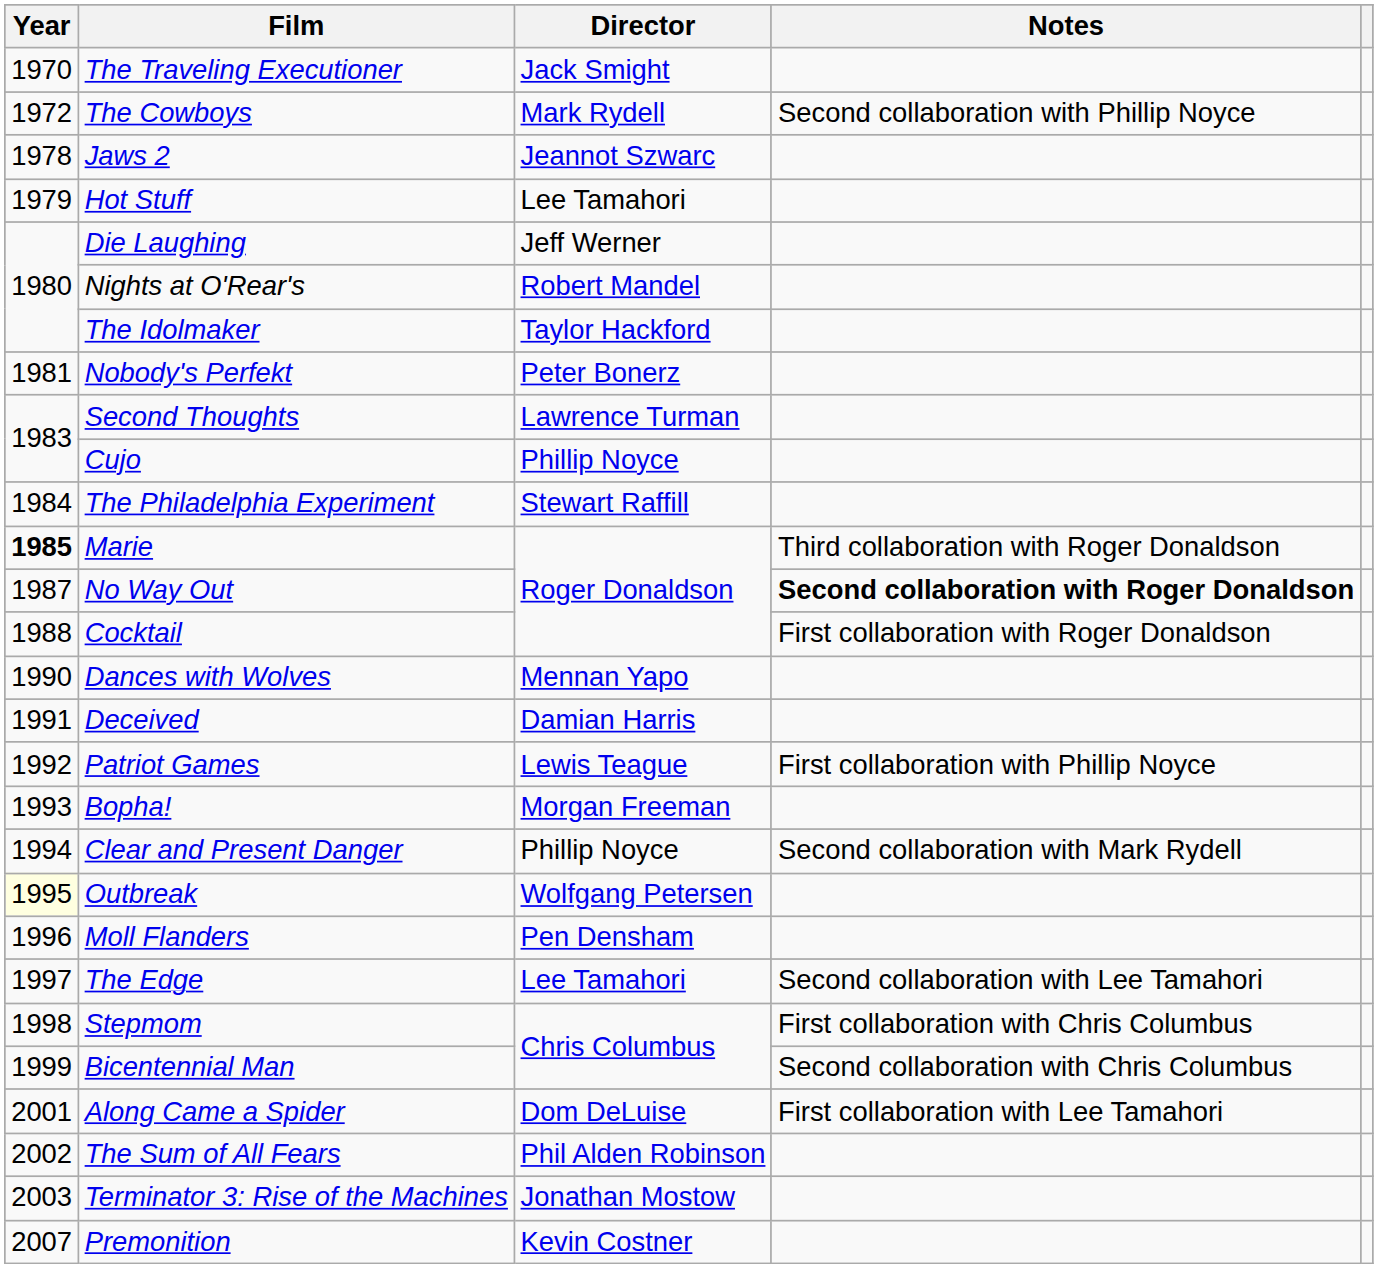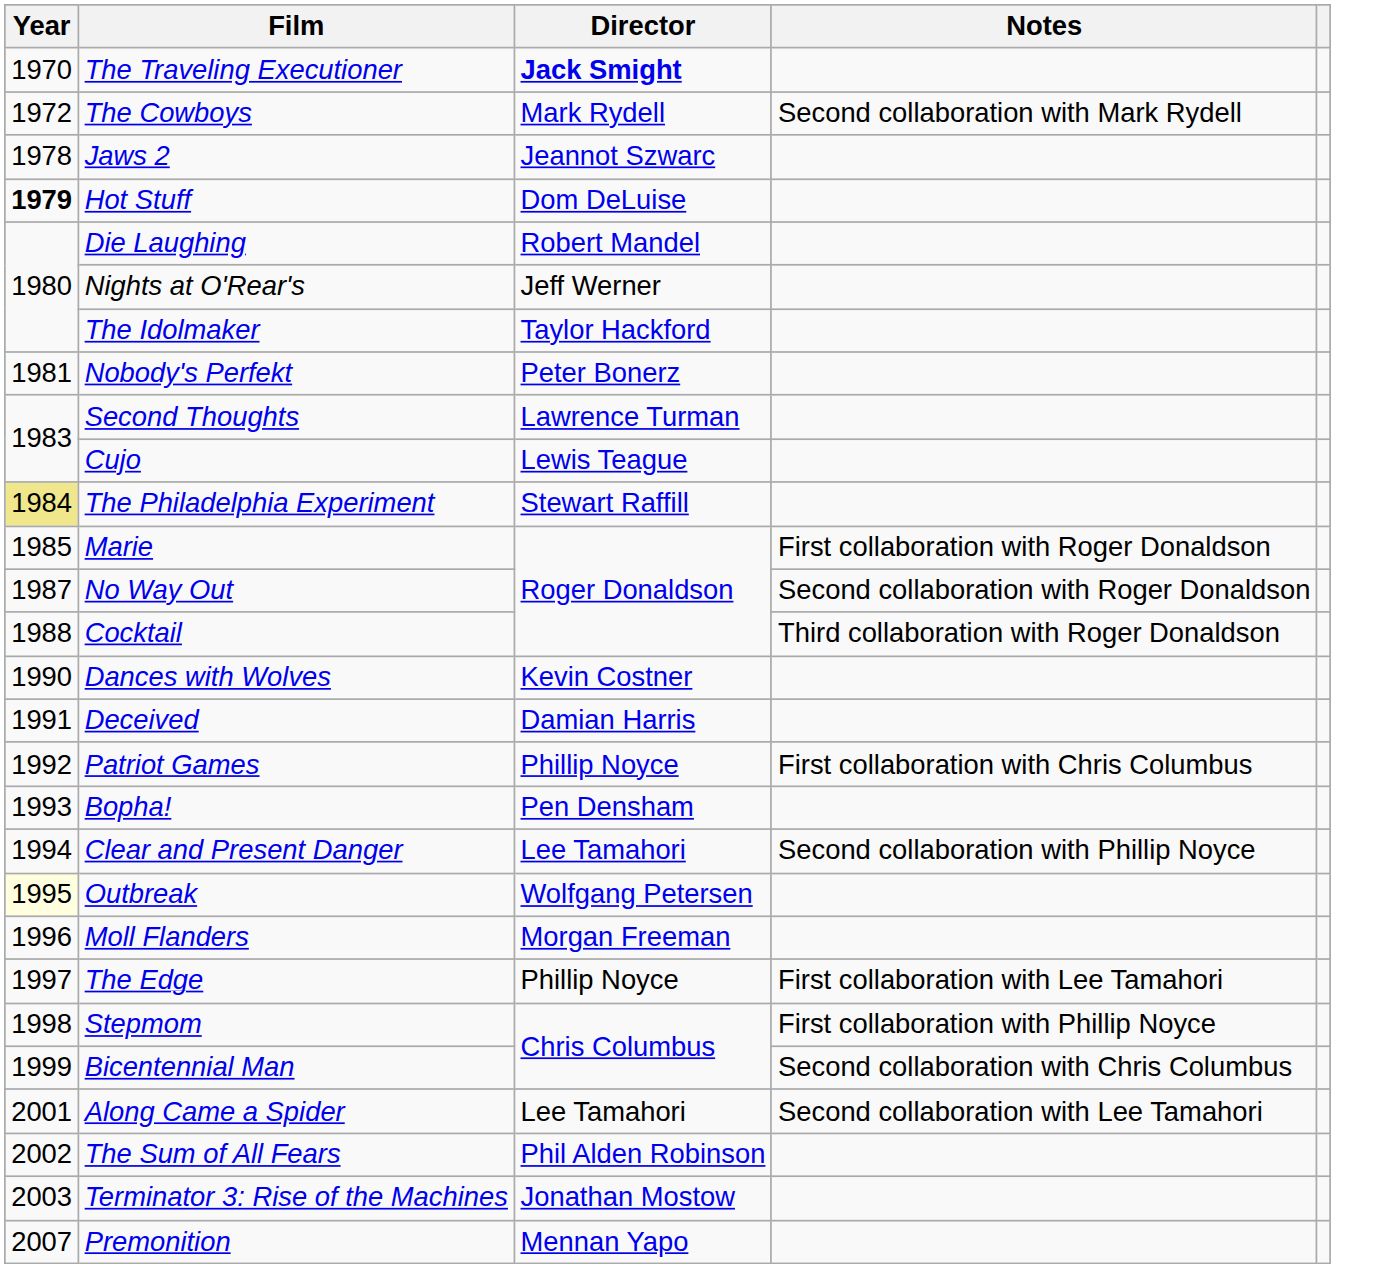(595, 69) normal -> (601, 69) bold
(1017, 112) Second collaboration with Phillip Noyce -> (1010, 112) Second collaboration with Mark Rydell
(42, 199) normal -> (42, 199) bold
(603, 199) Lee Tamahori -> (603, 199) Dom DeLuise
(591, 243) Jeff Werner -> (610, 243) Robert Mandel
(610, 286) Robert Mandel -> (591, 286) Jeff Werner
(600, 460) Phillip Noyce -> (604, 460) Lewis Teague
(42, 503) no background -> (42, 503) khaki background
(42, 546) bold -> (42, 546) normal
(1029, 546) Third collaboration with Roger Donaldson -> (1024, 546) First collaboration with Roger Donaldson
(1066, 590) bold -> (1044, 590) normal
(1024, 633) First collaboration with Roger Donaldson -> (1029, 633) Third collaboration with Roger Donaldson
(604, 677) Mennan Yapo -> (606, 677) Kevin Costner
(604, 763) Lewis Teague -> (600, 763) Phillip Noyce
(997, 763) First collaboration with Phillip Noyce -> (1015, 763) First collaboration with Chris Columbus
(625, 807) Morgan Freeman -> (607, 807) Pen Densham
(600, 850) Phillip Noyce -> (603, 850) Lee Tamahori
(1010, 850) Second collaboration with Mark Rydell -> (1017, 850) Second collaboration with Phillip Noyce
(607, 937) Pen Densham -> (625, 937) Morgan Freeman
(603, 980) Lee Tamahori -> (600, 980) Phillip Noyce
(1020, 980) Second collaboration with Lee Tamahori -> (1001, 980) First collaboration with Lee Tamahori
(1015, 1024) First collaboration with Chris Columbus -> (997, 1024) First collaboration with Phillip Noyce
(603, 1110) Dom DeLuise -> (603, 1110) Lee Tamahori
(1001, 1110) First collaboration with Lee Tamahori -> (1020, 1110) Second collaboration with Lee Tamahori
(606, 1241) Kevin Costner -> (604, 1241) Mennan Yapo
